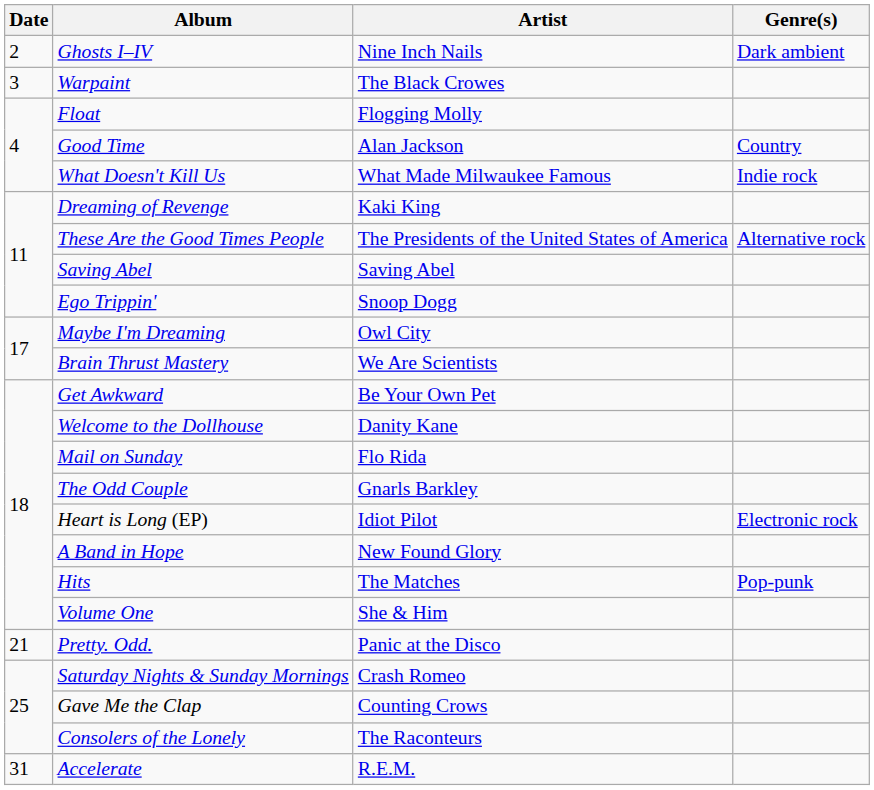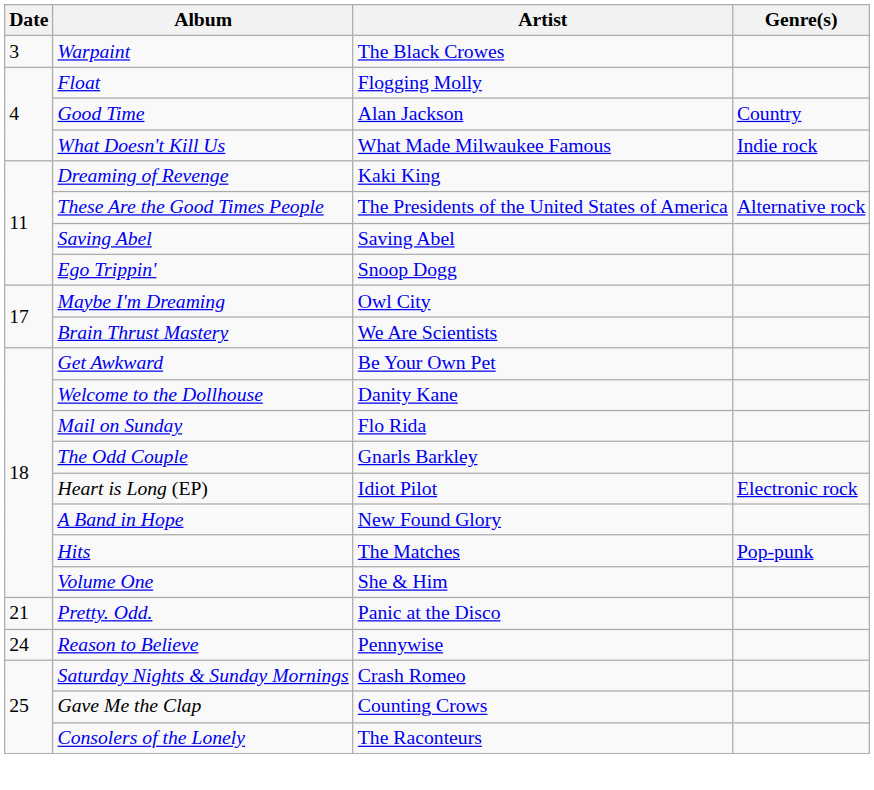- row: (105, 51)
+ row: (128, 644)
- row: (100, 769)
